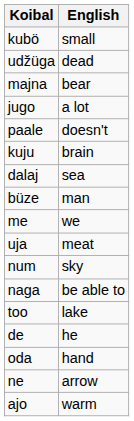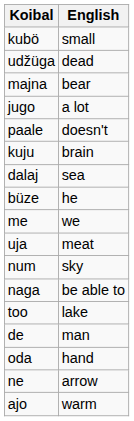(76, 198) man -> (70, 198) he
(70, 335) he -> (76, 335) man
